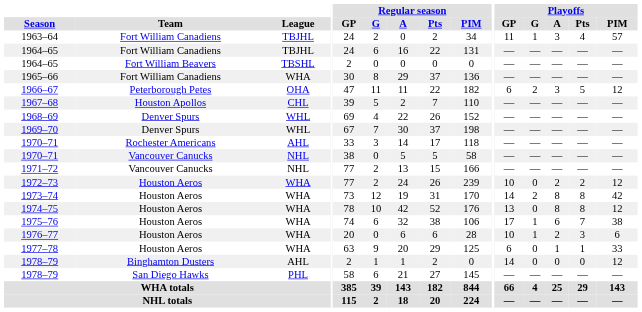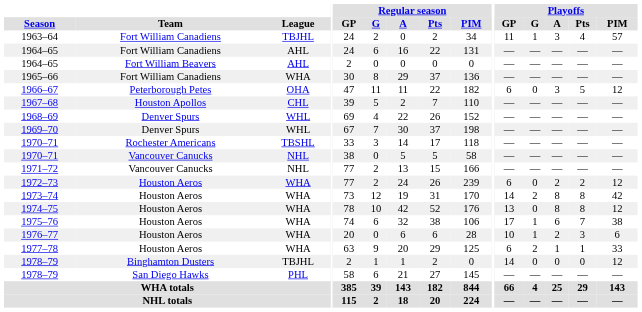(298, 50) TBJHL -> (298, 50) AHL
(298, 63) TBSHL -> (298, 63) AHL
(535, 89) 2 -> (535, 89) 0
(298, 142) AHL -> (298, 142) TBSHL
(509, 182) 10 -> (509, 182) 6
(535, 248) 0 -> (535, 248) 2
(298, 261) AHL -> (298, 261) TBJHL
